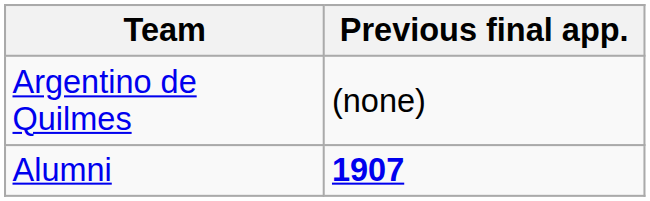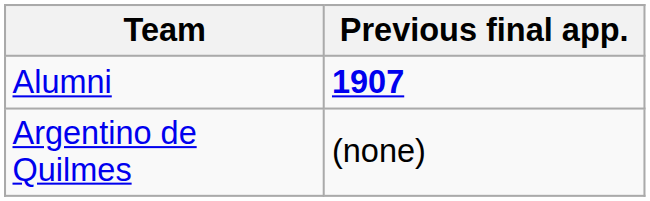rows swapped: (62, 169) <-> (105, 100)
